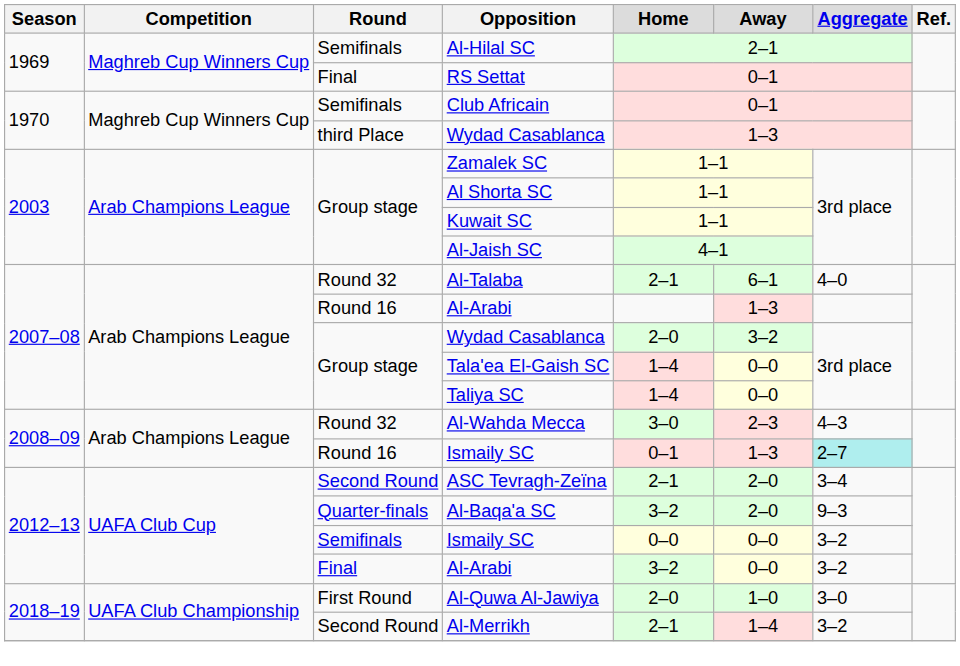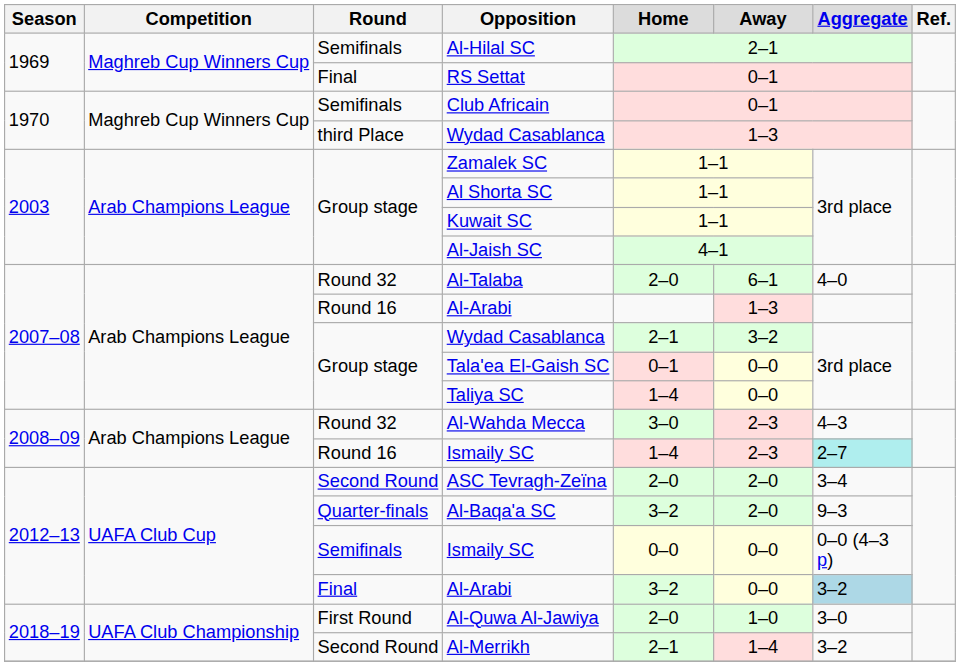(663, 279) 2–1 -> (663, 279) 2–0
(663, 337) 2–0 -> (663, 337) 2–1
(663, 366) 1–4 -> (663, 366) 0–1
(663, 452) 0–1 -> (663, 452) 1–4
(763, 452) 1–3 -> (763, 452) 2–3
(663, 481) 2–1 -> (663, 481) 2–0
(832, 539) 3–2 -> (853, 549) 0–0 (4–3 p)
(832, 568) no background -> (832, 589) lightblue background
